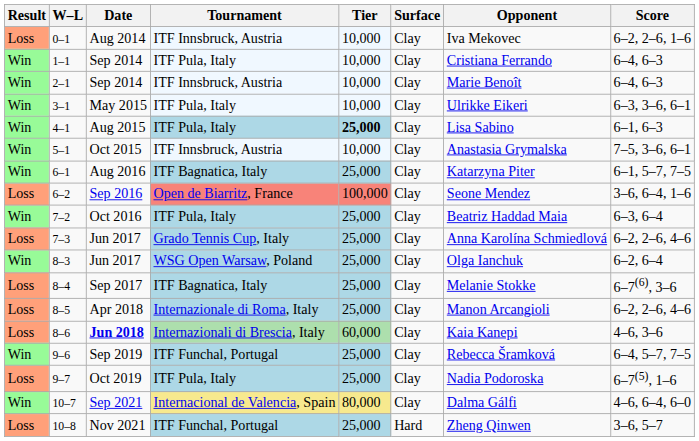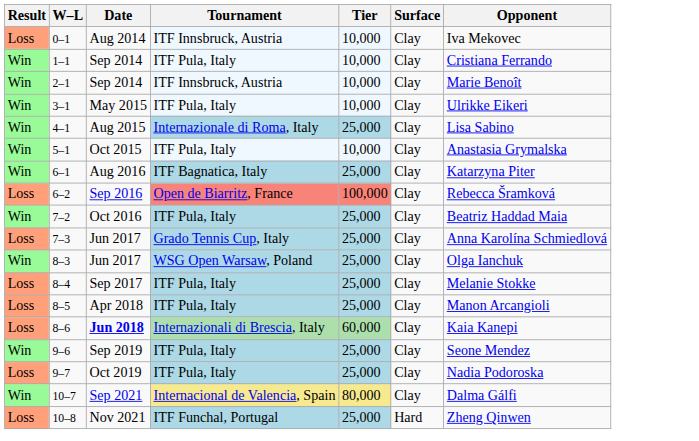- column: (652, 15)
(195, 127) ITF Pula, Italy -> (236, 127) Internazionale di Roma, Italy
(361, 127) bold -> (361, 127) normal
(218, 149) ITF Innsbruck, Austria -> (195, 149) ITF Pula, Italy
(488, 194) Seone Mendez -> (501, 194) Rebecca Šramková
(210, 285) ITF Bagnatica, Italy -> (195, 283) ITF Pula, Italy
(236, 309) Internazionale di Roma, Italy -> (195, 305) ITF Pula, Italy
(216, 354) ITF Funchal, Portugal -> (195, 350) ITF Pula, Italy
(501, 354) Rebecca Šramková -> (488, 350) Seone Mendez
